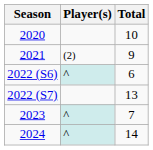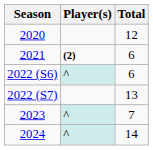(131, 34) 10 -> (131, 34) 12
(69, 55) normal -> (69, 54) bold
(131, 54) 9 -> (131, 54) 6
